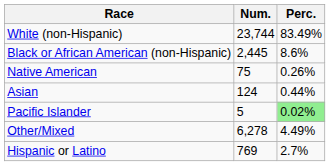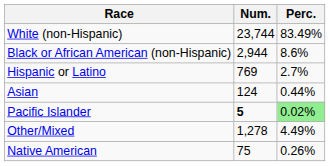(252, 53) 2,445 -> (252, 53) 2,944
rows swapped: (52, 72) <-> (57, 151)
(240, 111) normal -> (240, 111) bold
(252, 131) 6,278 -> (252, 131) 1,278
